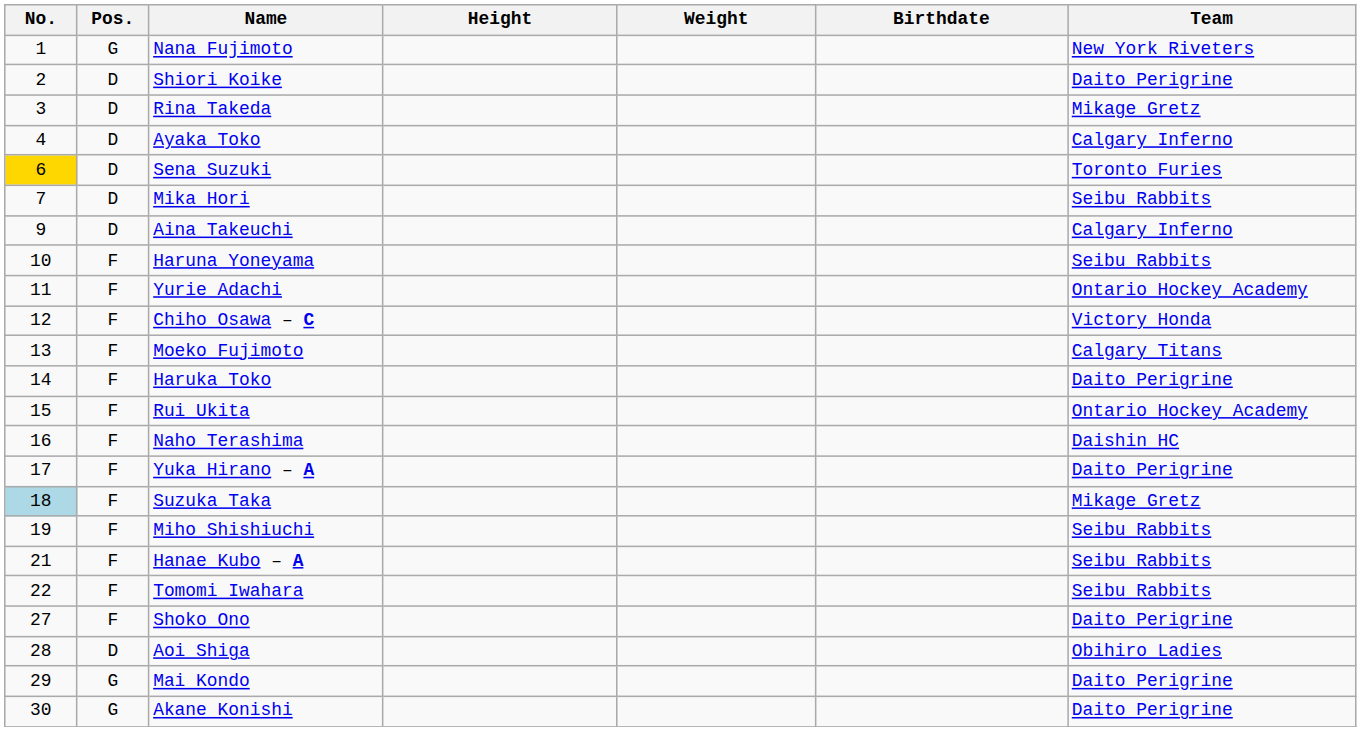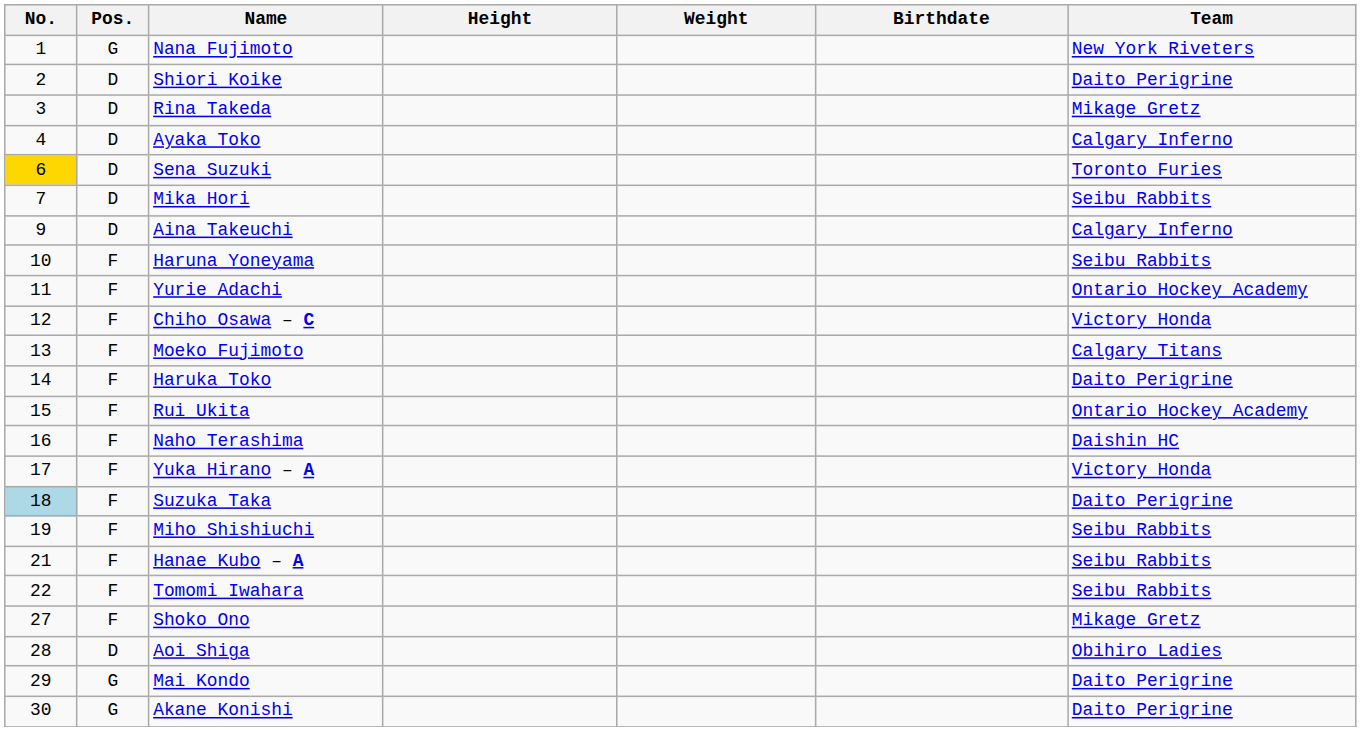(1152, 471) Daito Perigrine -> (1142, 471) Victory Honda
(1136, 501) Mikage Gretz -> (1152, 501) Daito Perigrine
(1152, 621) Daito Perigrine -> (1136, 621) Mikage Gretz
